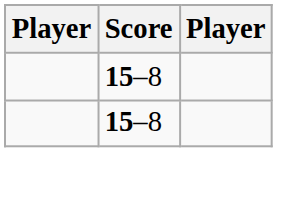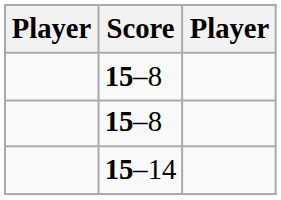+ row: (51, 171)
